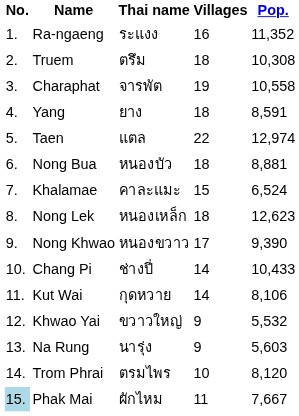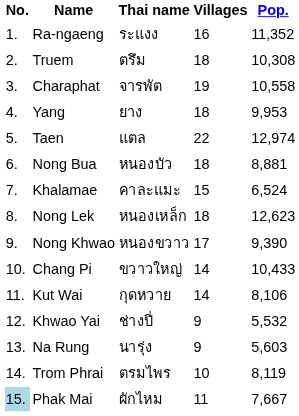(269, 112) 8,591 -> (269, 112) 9,953
(136, 269) ช่างปี่ -> (151, 269) ขวาวใหญ่
(151, 321) ขวาวใหญ่ -> (136, 321) ช่างปี่
(269, 373) 8,120 -> (269, 373) 8,119
